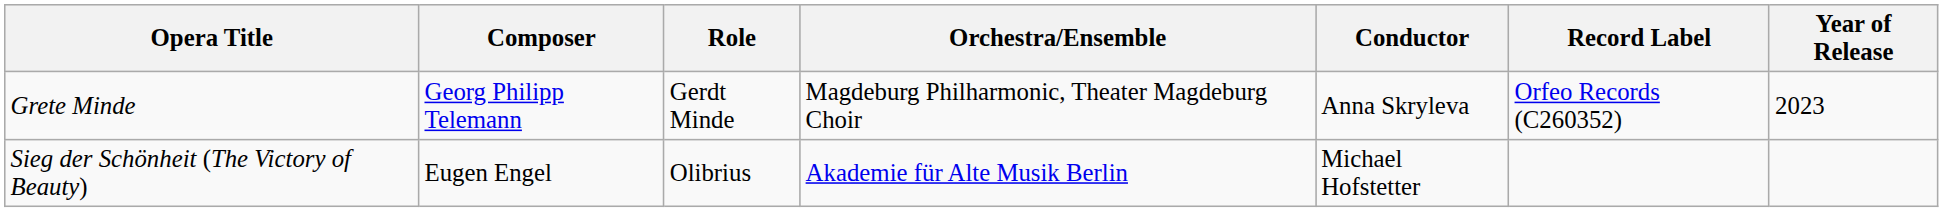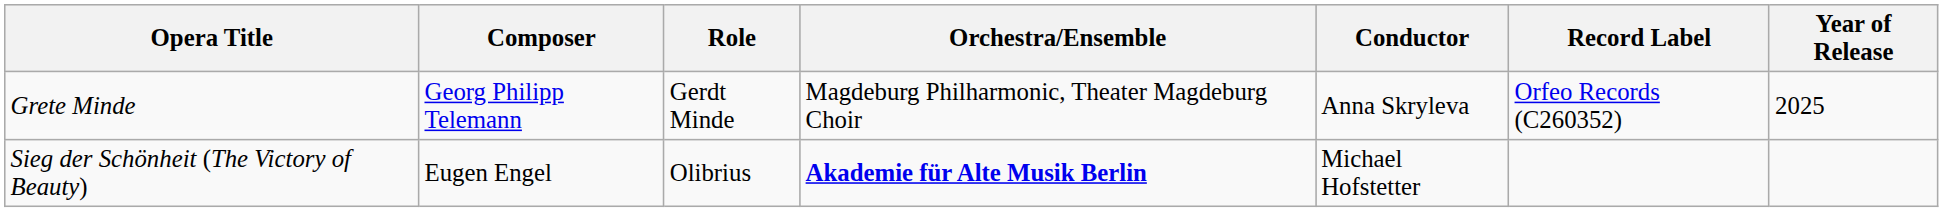(1800, 105) 2023 -> (1800, 105) 2025
(967, 172) normal -> (976, 172) bold
